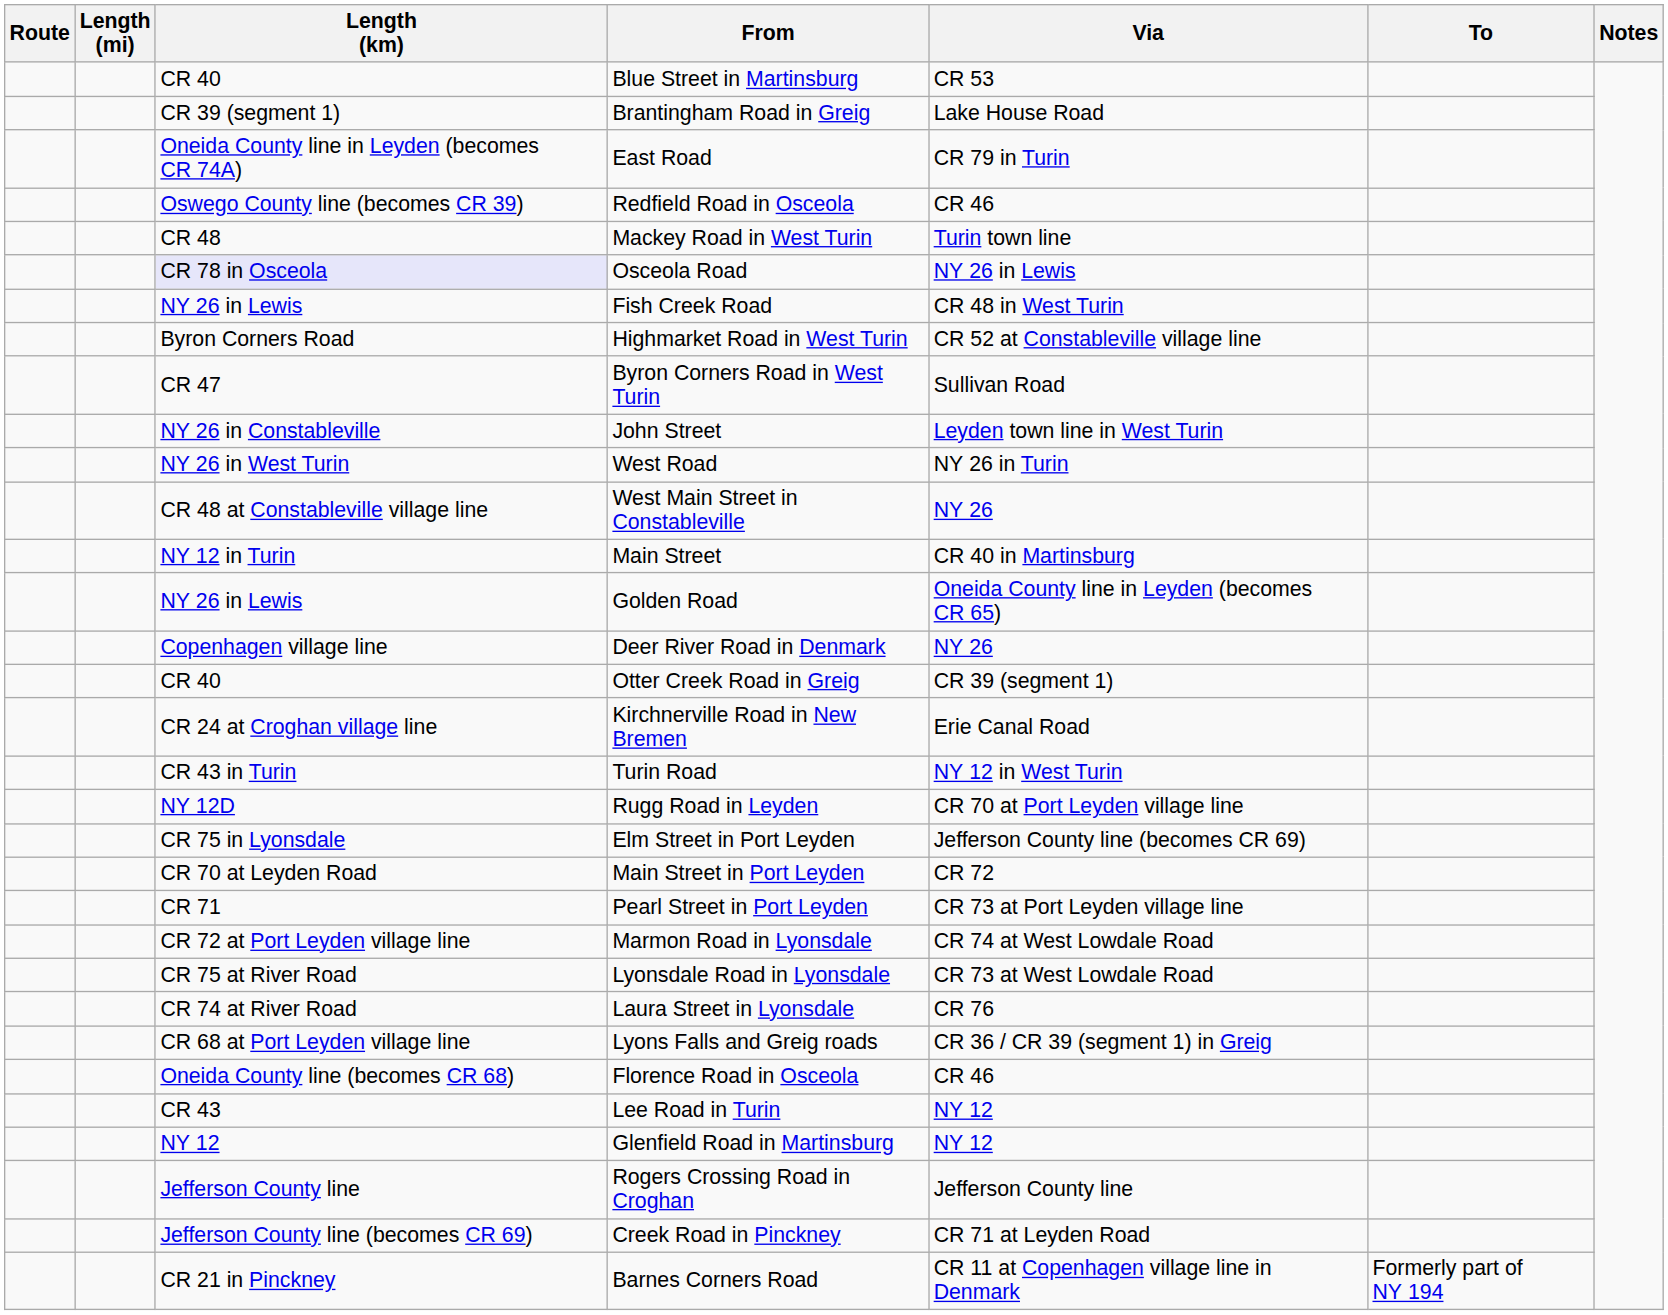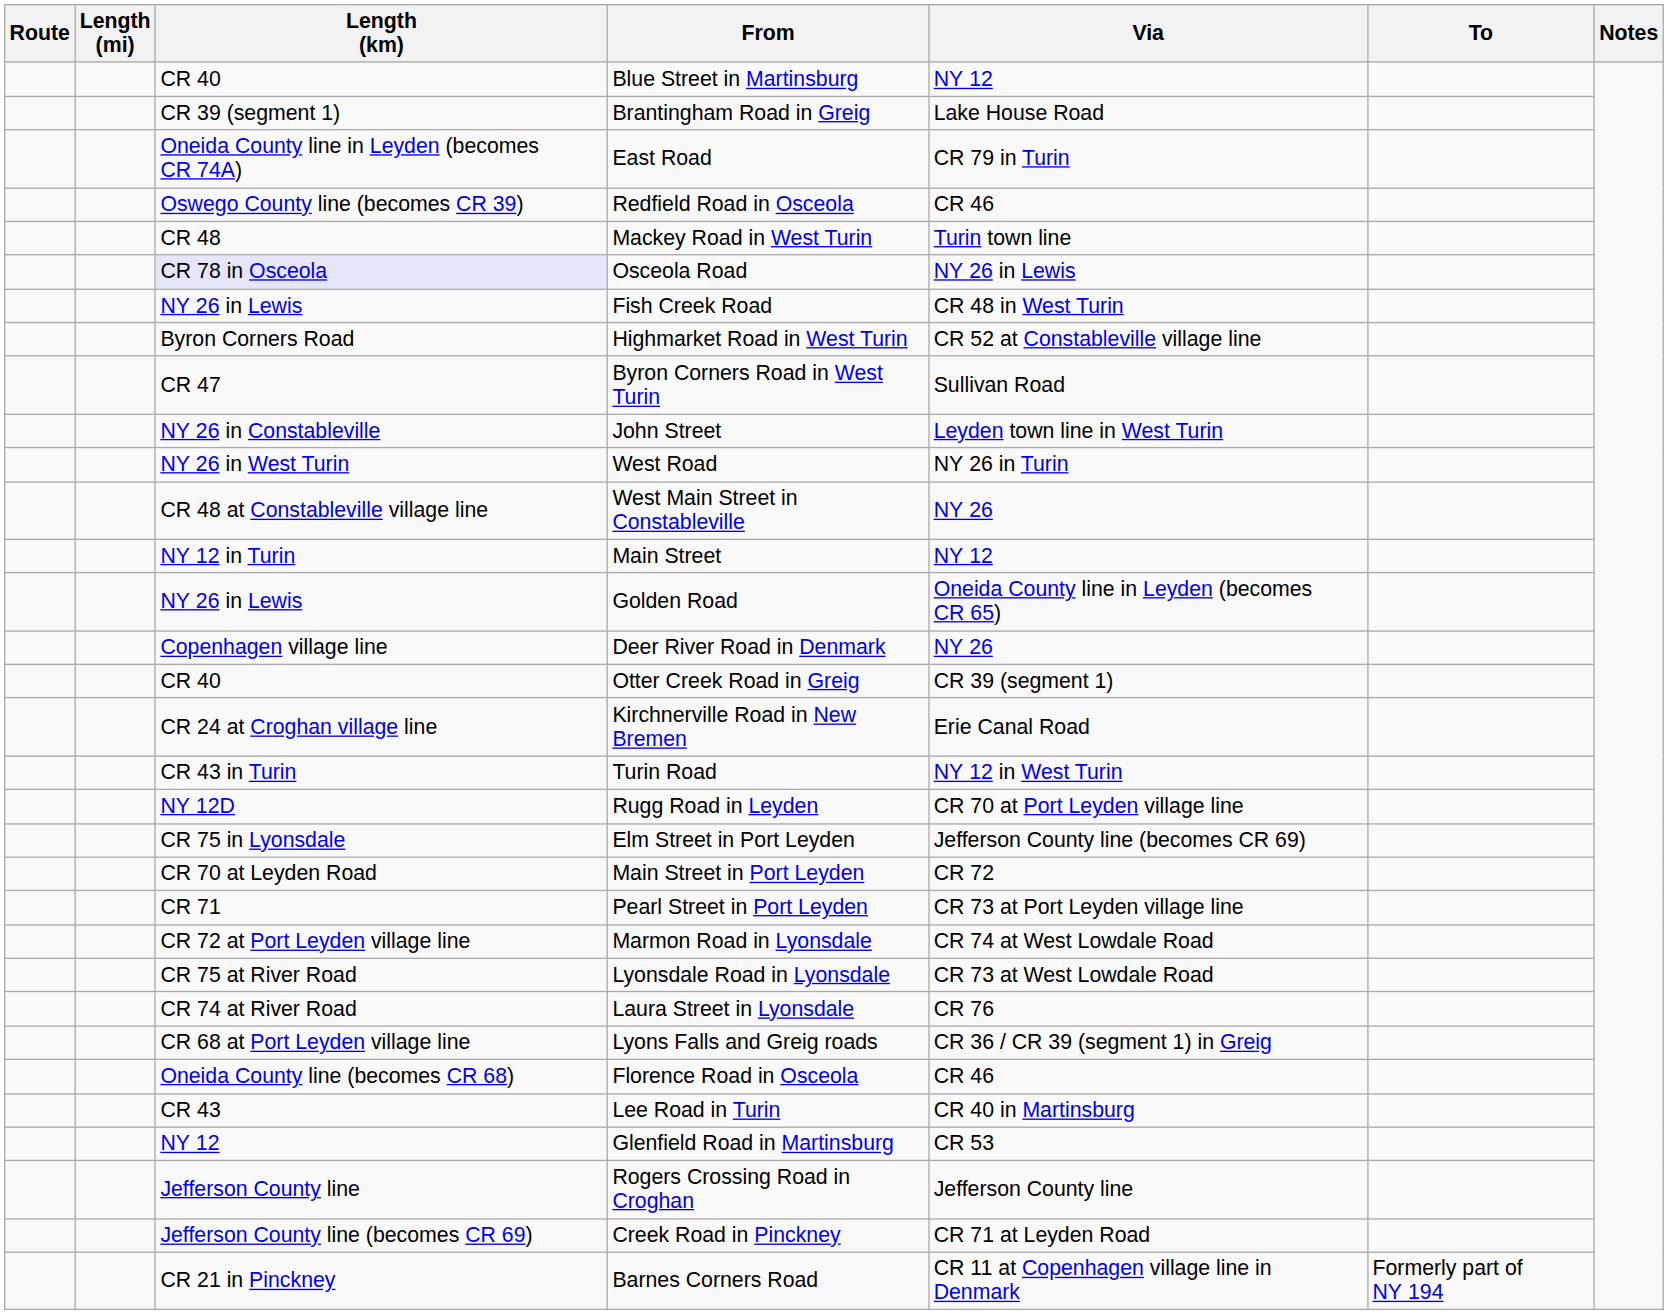(964, 79) CR 53 -> (963, 79) NY 12
(1034, 555) CR 40 in Martinsburg -> (963, 555) NY 12
(963, 1109) NY 12 -> (1034, 1109) CR 40 in Martinsburg
(963, 1143) NY 12 -> (964, 1143) CR 53
